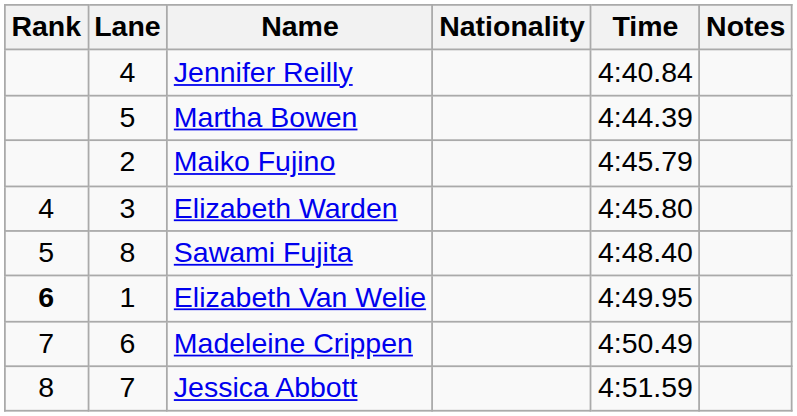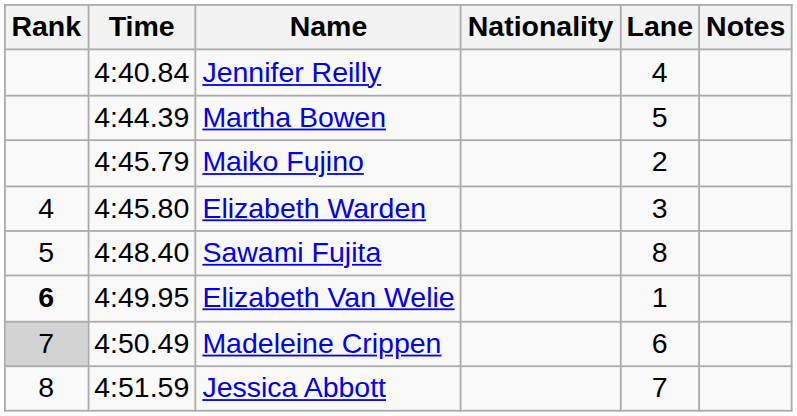columns swapped: (127, 27) <-> (645, 27)
(46, 343) no background -> (46, 343) lightgrey background
